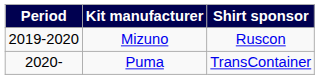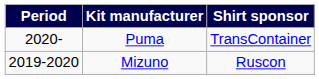rows swapped: (145, 39) <-> (145, 62)
